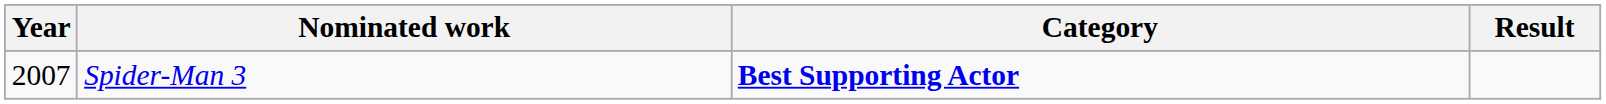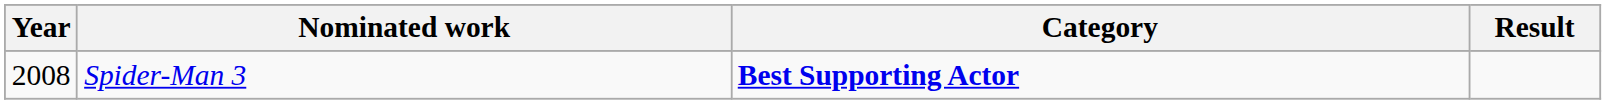(41, 74) 2007 -> (41, 74) 2008
